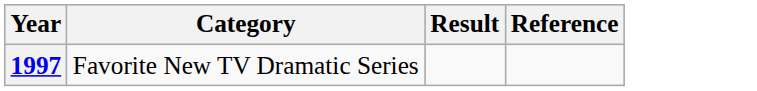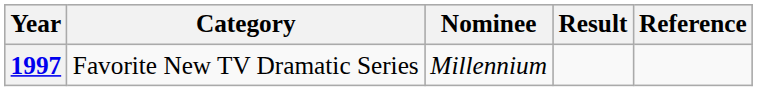+ column: (489, 24)
